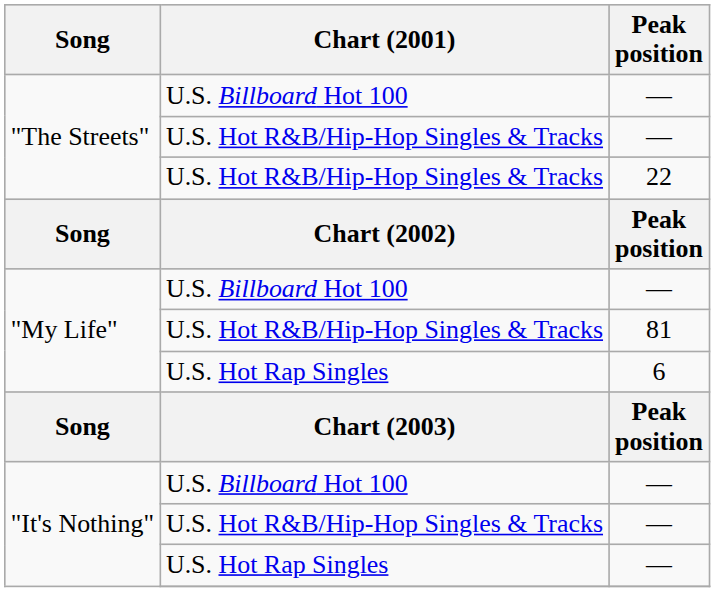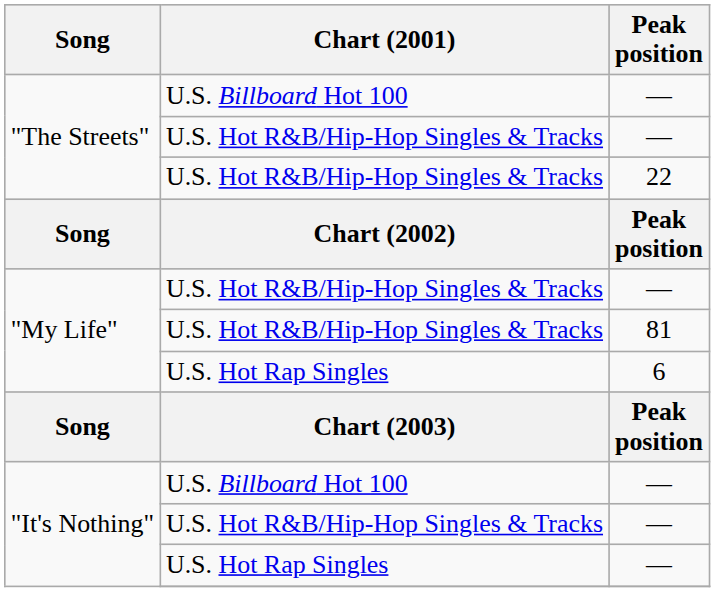(287, 288) U.S. Billboard Hot 100 -> (384, 288) U.S. Hot R&B/Hip-Hop Singles & Tracks
